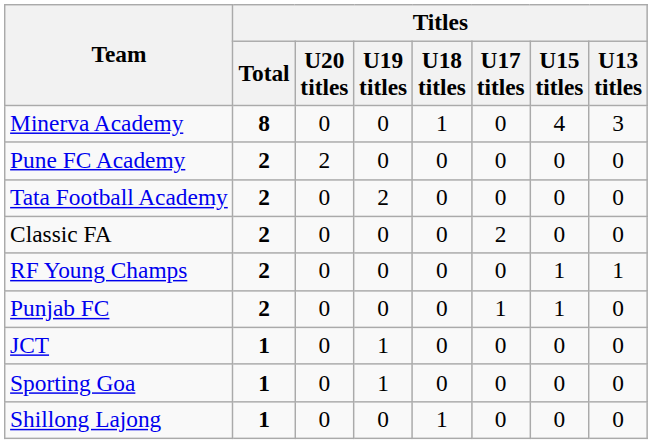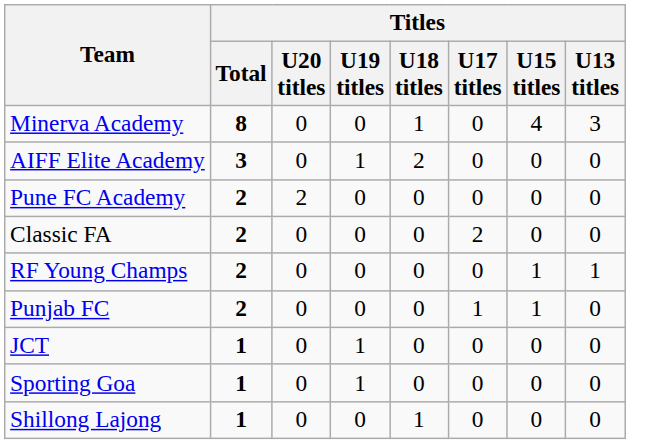+ row: (107, 160)
- row: (119, 197)
